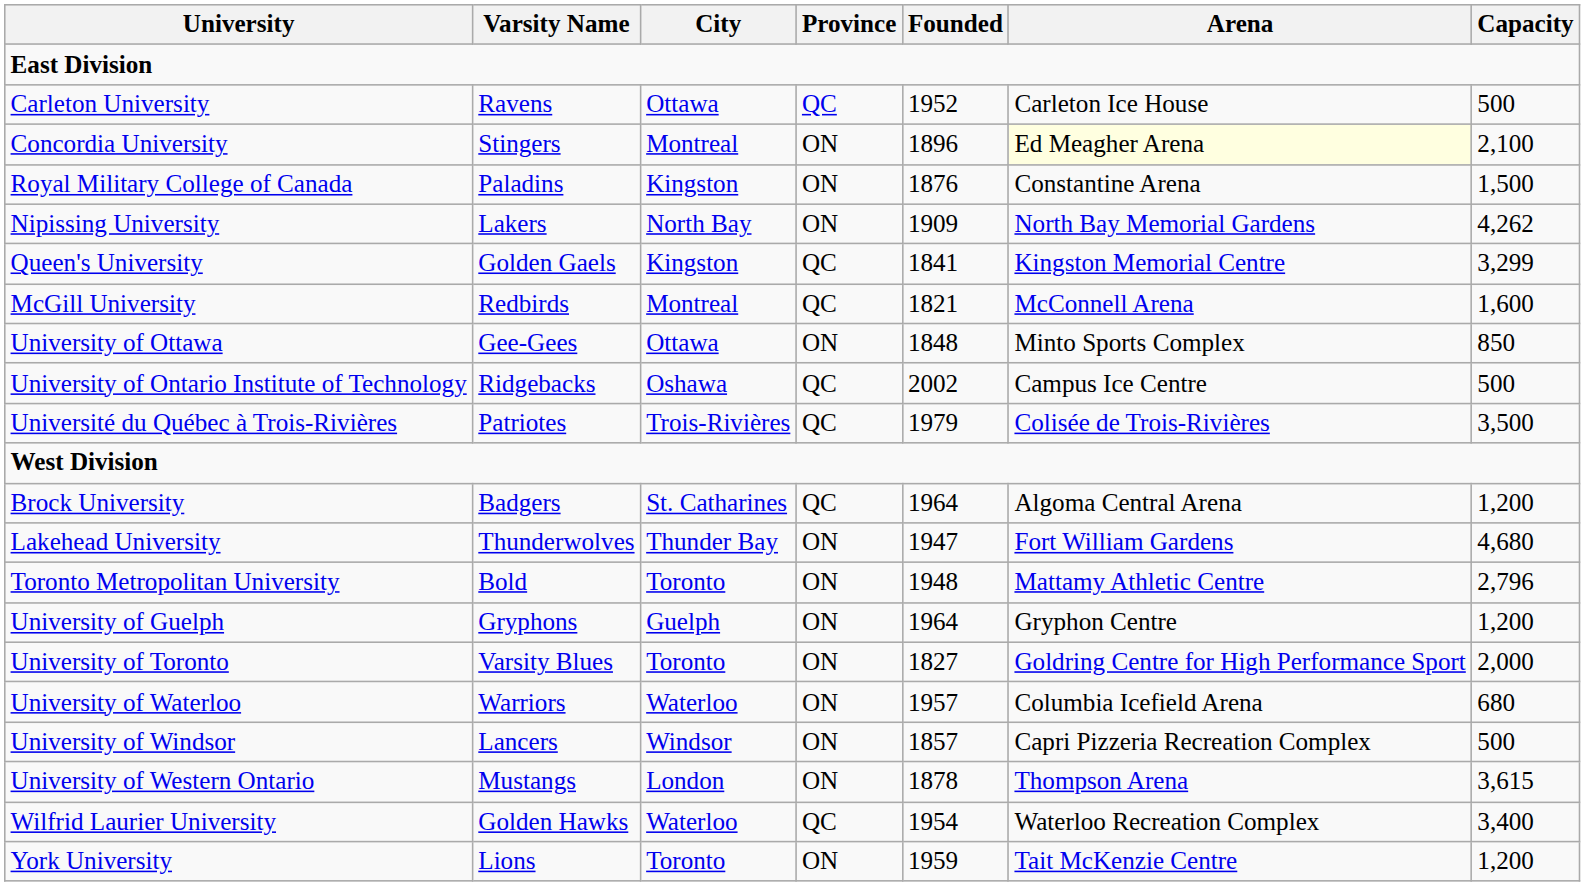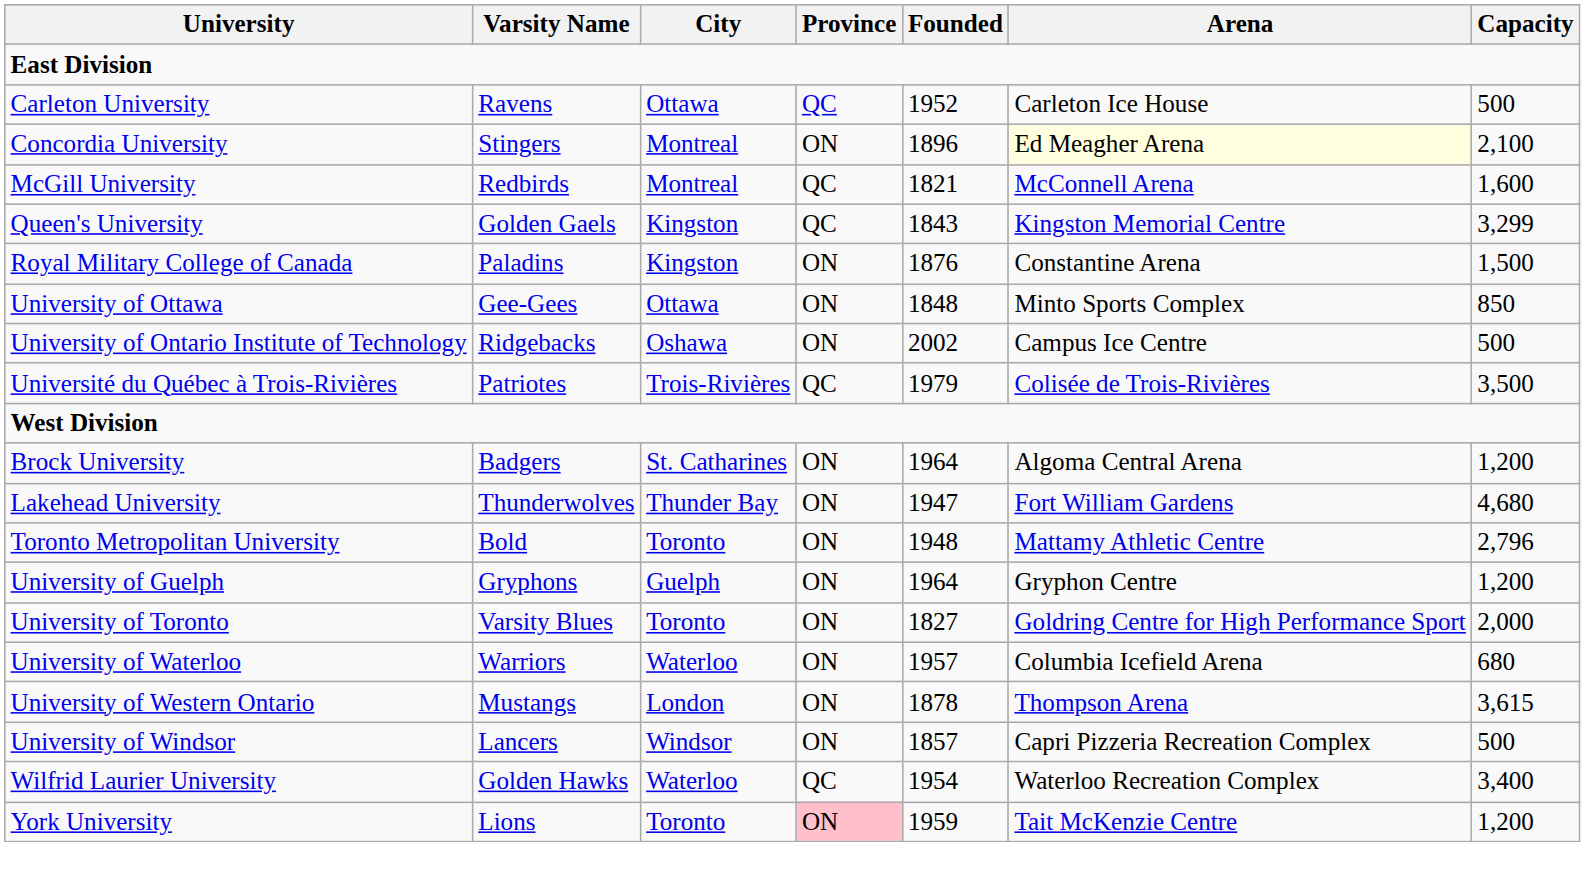rows swapped: (103, 303) <-> (181, 183)
- row: (115, 223)
(933, 263) 1841 -> (933, 223) 1843
(819, 382) QC -> (820, 343) ON
(819, 502) QC -> (820, 462) ON
rows swapped: (162, 781) <-> (123, 741)
(820, 861) no background -> (820, 821) pink background
